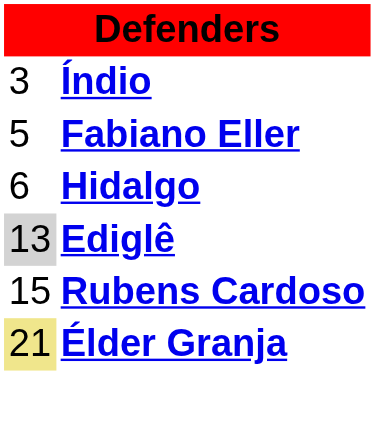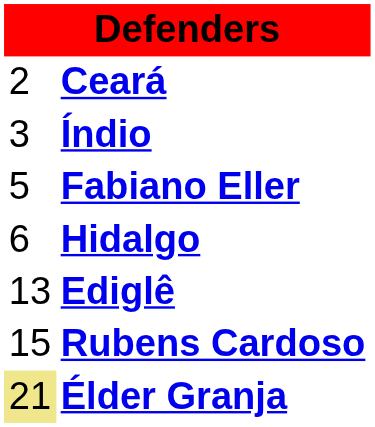+ row: (114, 81)
(30, 238) lightgrey background -> (30, 291) no background
